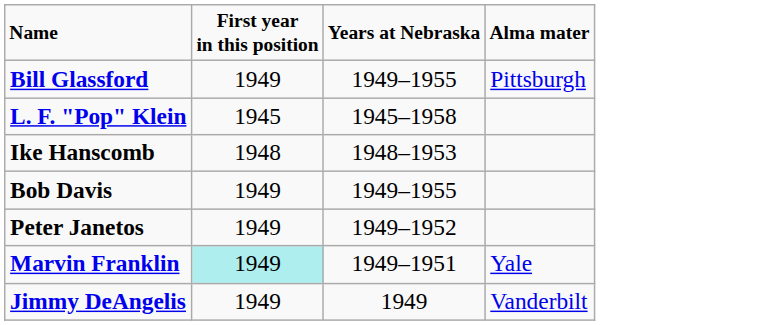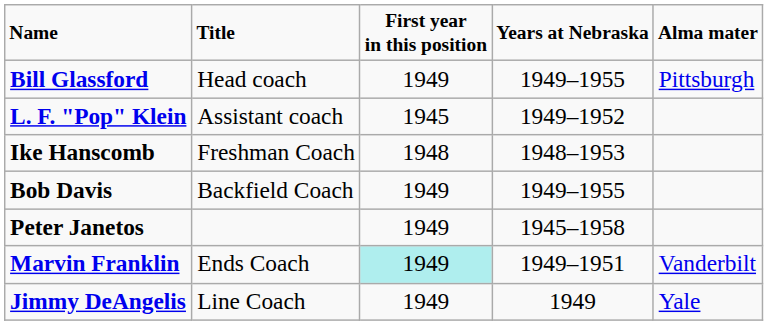+ column: (216, 32)
(404, 116) 1945–1958 -> (572, 116) 1949–1952
(404, 227) 1949–1952 -> (572, 227) 1945–1958
(511, 264) Yale -> (707, 264) Vanderbilt
(539, 301) Vanderbilt -> (680, 301) Yale
